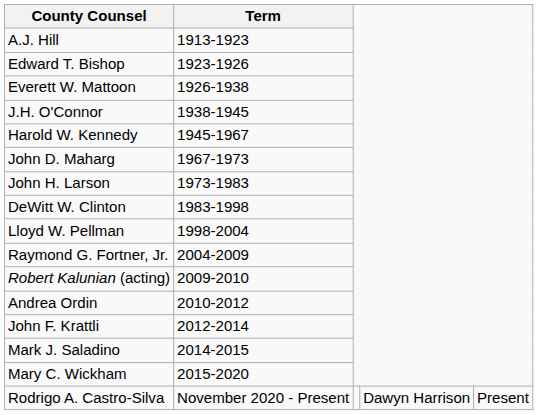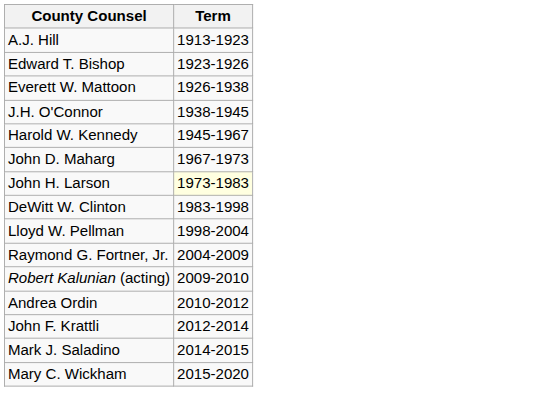(213, 183) no background -> (213, 183) lightyellow background
- row: (86, 398)
